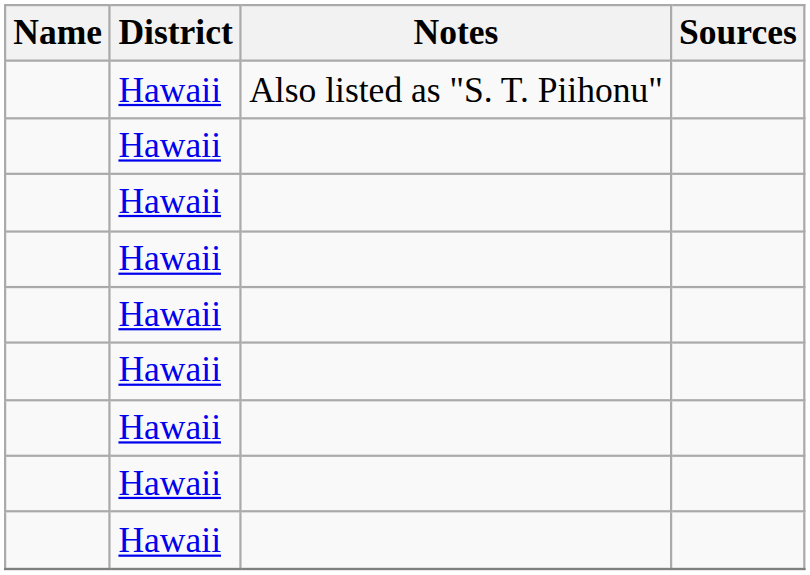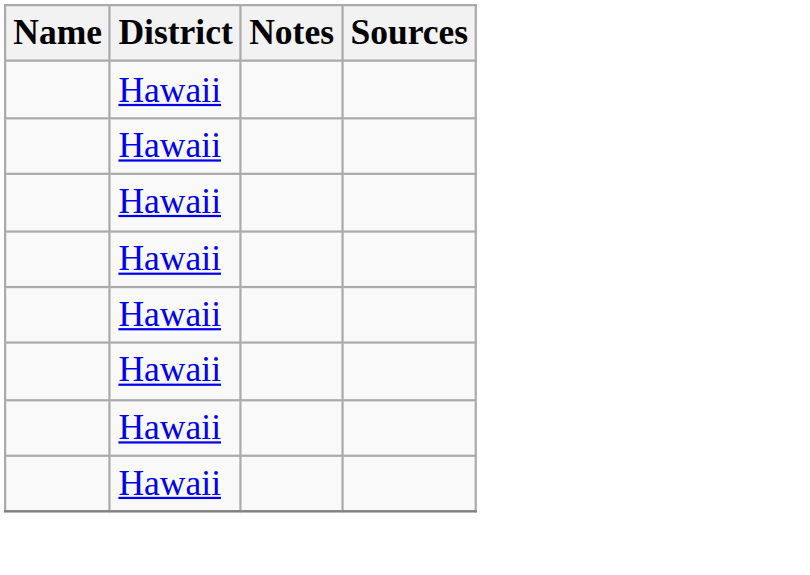- row: (58, 90)
